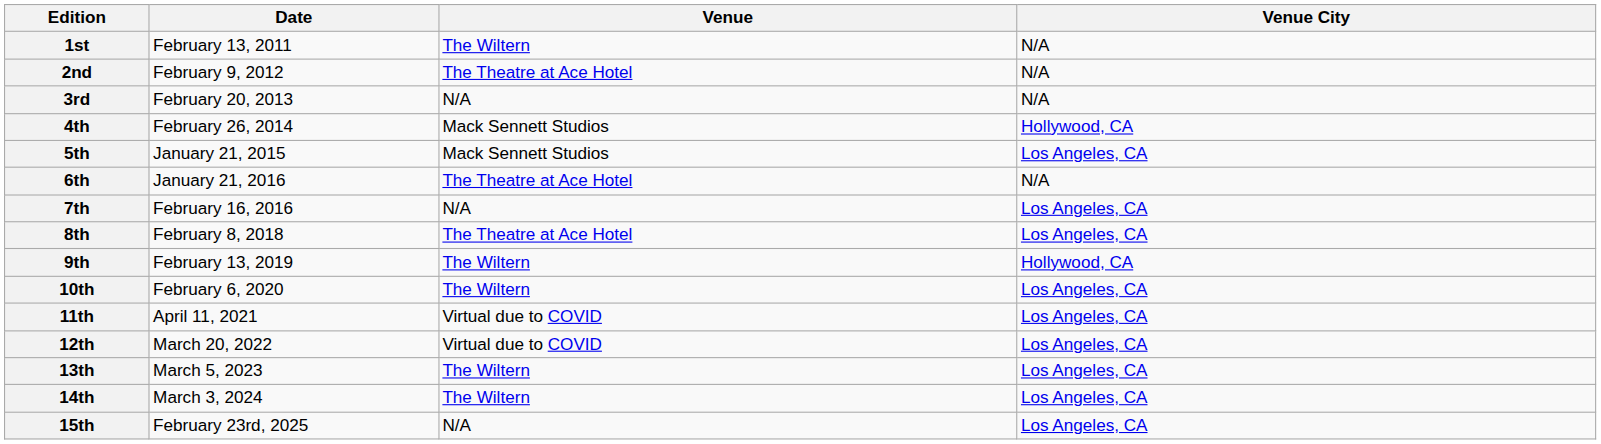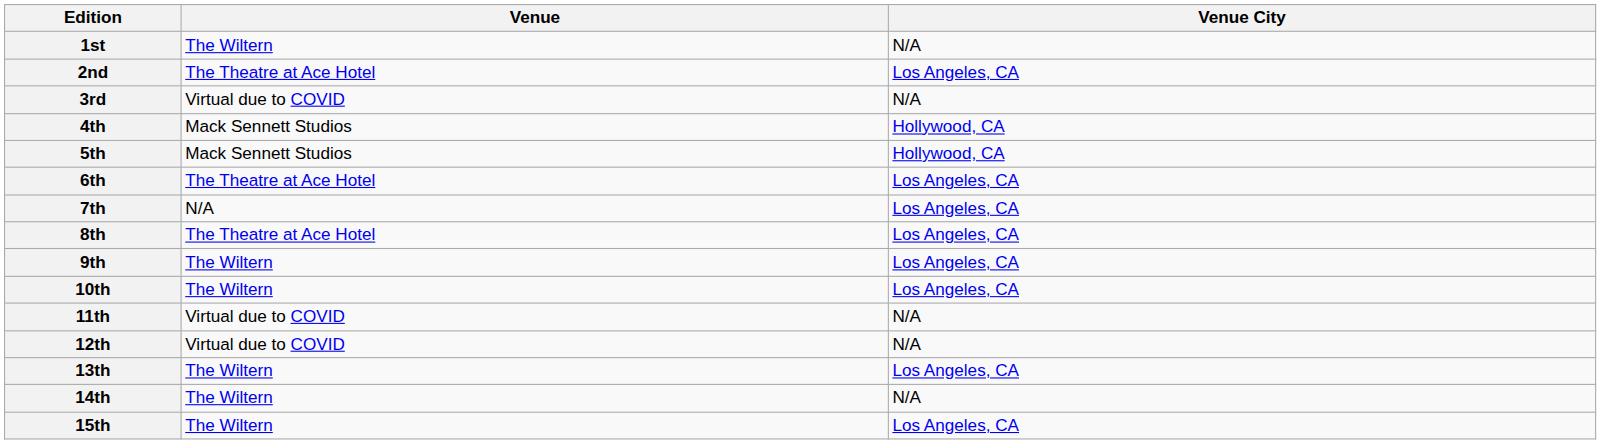- column: (294, 18)
(1035, 72) N/A -> (956, 72) Los Angeles, CA
(457, 99) N/A -> (265, 99) Virtual due to COVID
(1084, 153) Los Angeles, CA -> (949, 153) Hollywood, CA
(1035, 180) N/A -> (956, 180) Los Angeles, CA
(1077, 262) Hollywood, CA -> (956, 262) Los Angeles, CA
(1084, 316) Los Angeles, CA -> (907, 316) N/A
(1084, 343) Los Angeles, CA -> (907, 343) N/A
(1084, 398) Los Angeles, CA -> (907, 398) N/A
(457, 425) N/A -> (229, 425) The Wiltern
